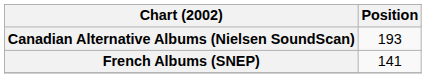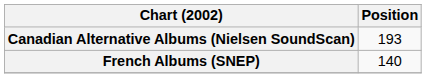(390, 61) 141 -> (390, 61) 140
